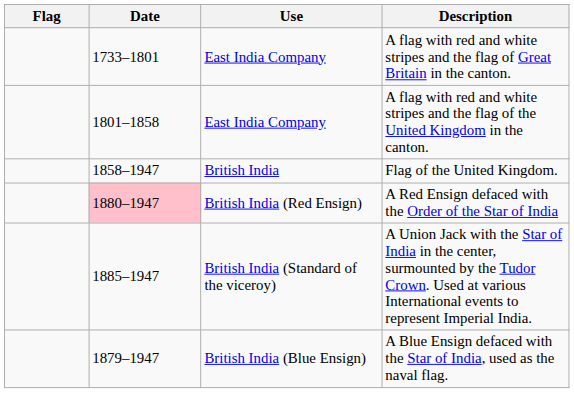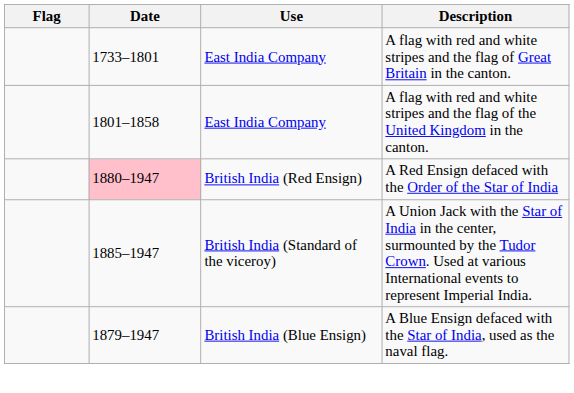- row: (472, 170)
